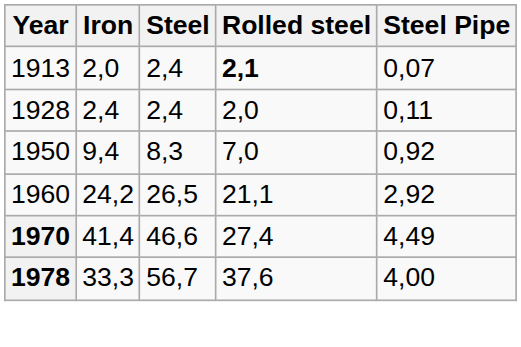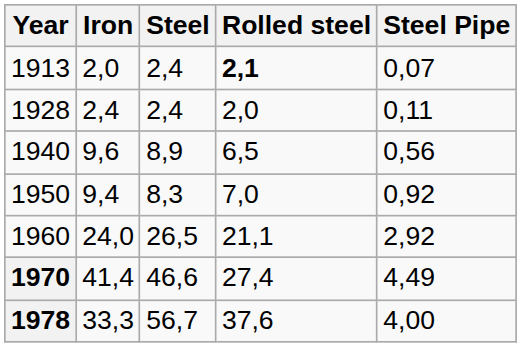+ row: (40, 151)
(108, 194) 24,2 -> (108, 236) 24,0
